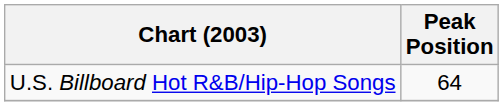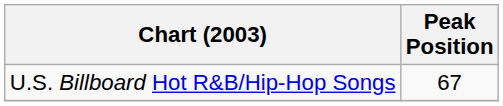(450, 82) 64 -> (450, 82) 67
